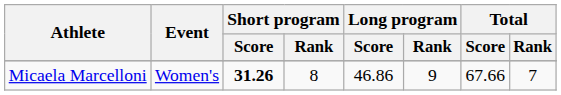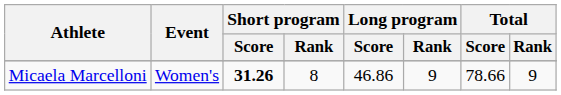(485, 75) 67.66 -> (485, 75) 78.66
(533, 75) 7 -> (533, 75) 9
